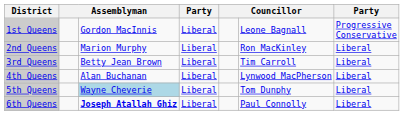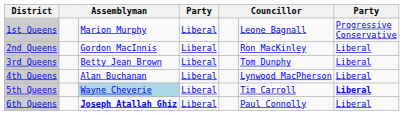(119, 30) Gordon MacInnis -> (114, 30) Marion Murphy
(114, 49) Marion Murphy -> (119, 49) Gordon MacInnis
(268, 62) Tim Carroll -> (266, 62) Tom Dunphy
(266, 90) Tom Dunphy -> (268, 90) Tim Carroll
(354, 90) normal -> (354, 90) bold
